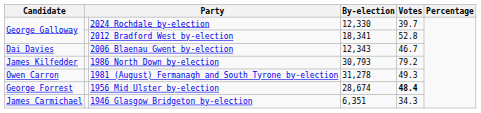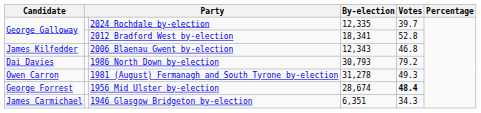(357, 24) 12,330 -> (357, 24) 12,335
(30, 50) Dai Davies -> (42, 50) James Kilfedder
(408, 50) 46.7 -> (408, 50) 46.8
(42, 62) James Kilfedder -> (30, 62) Dai Davies
